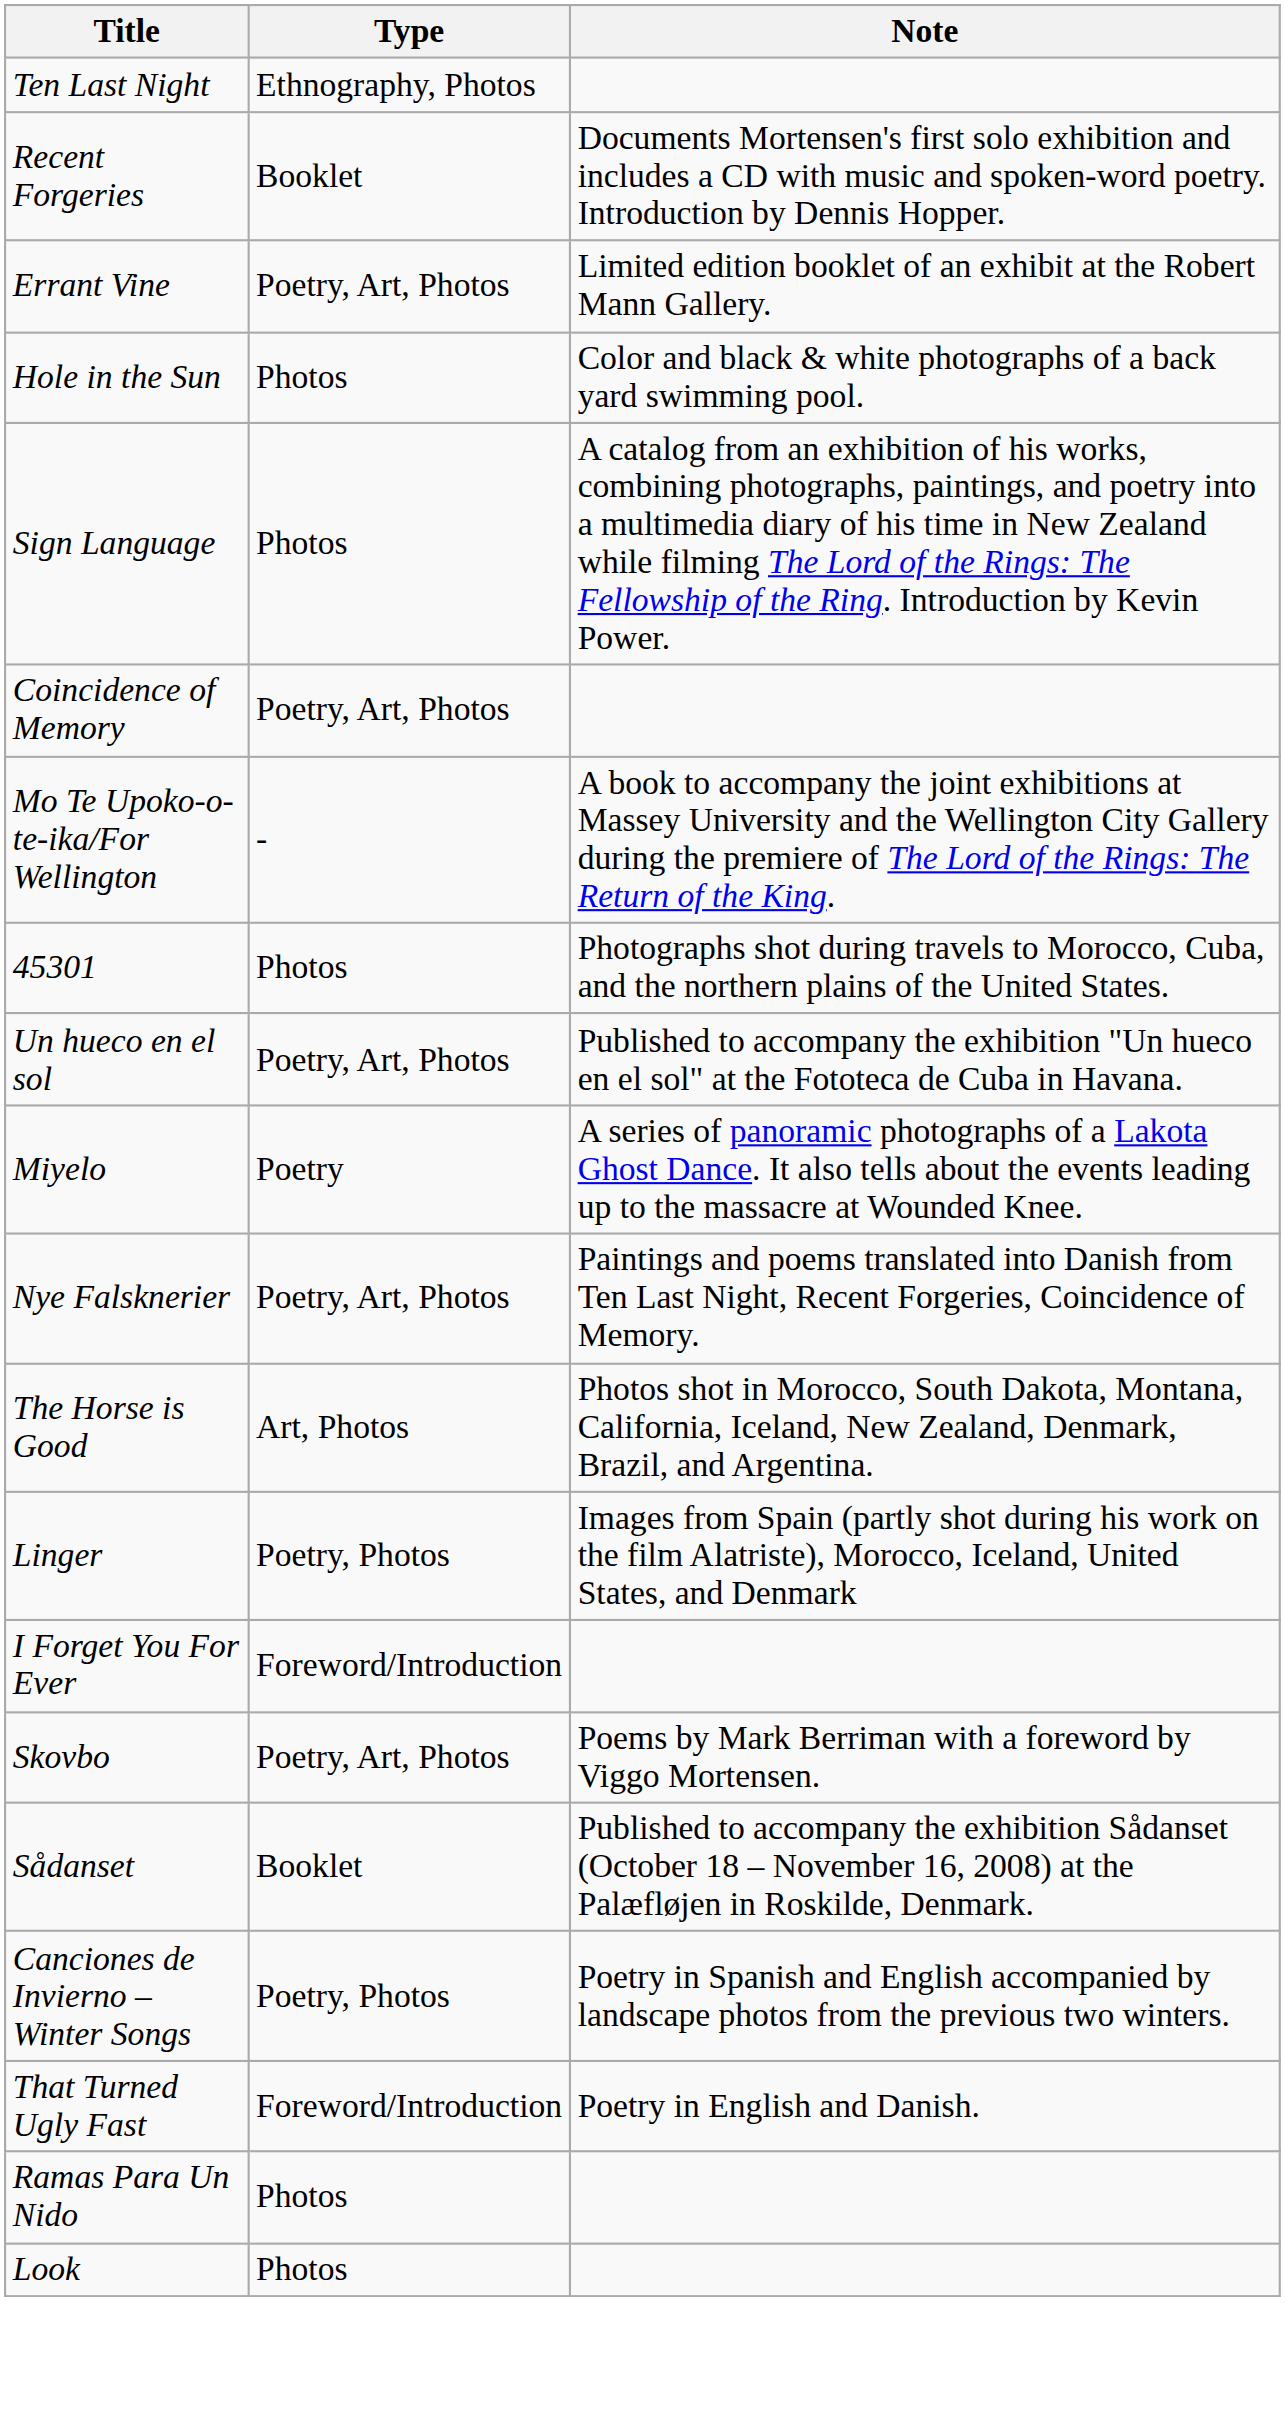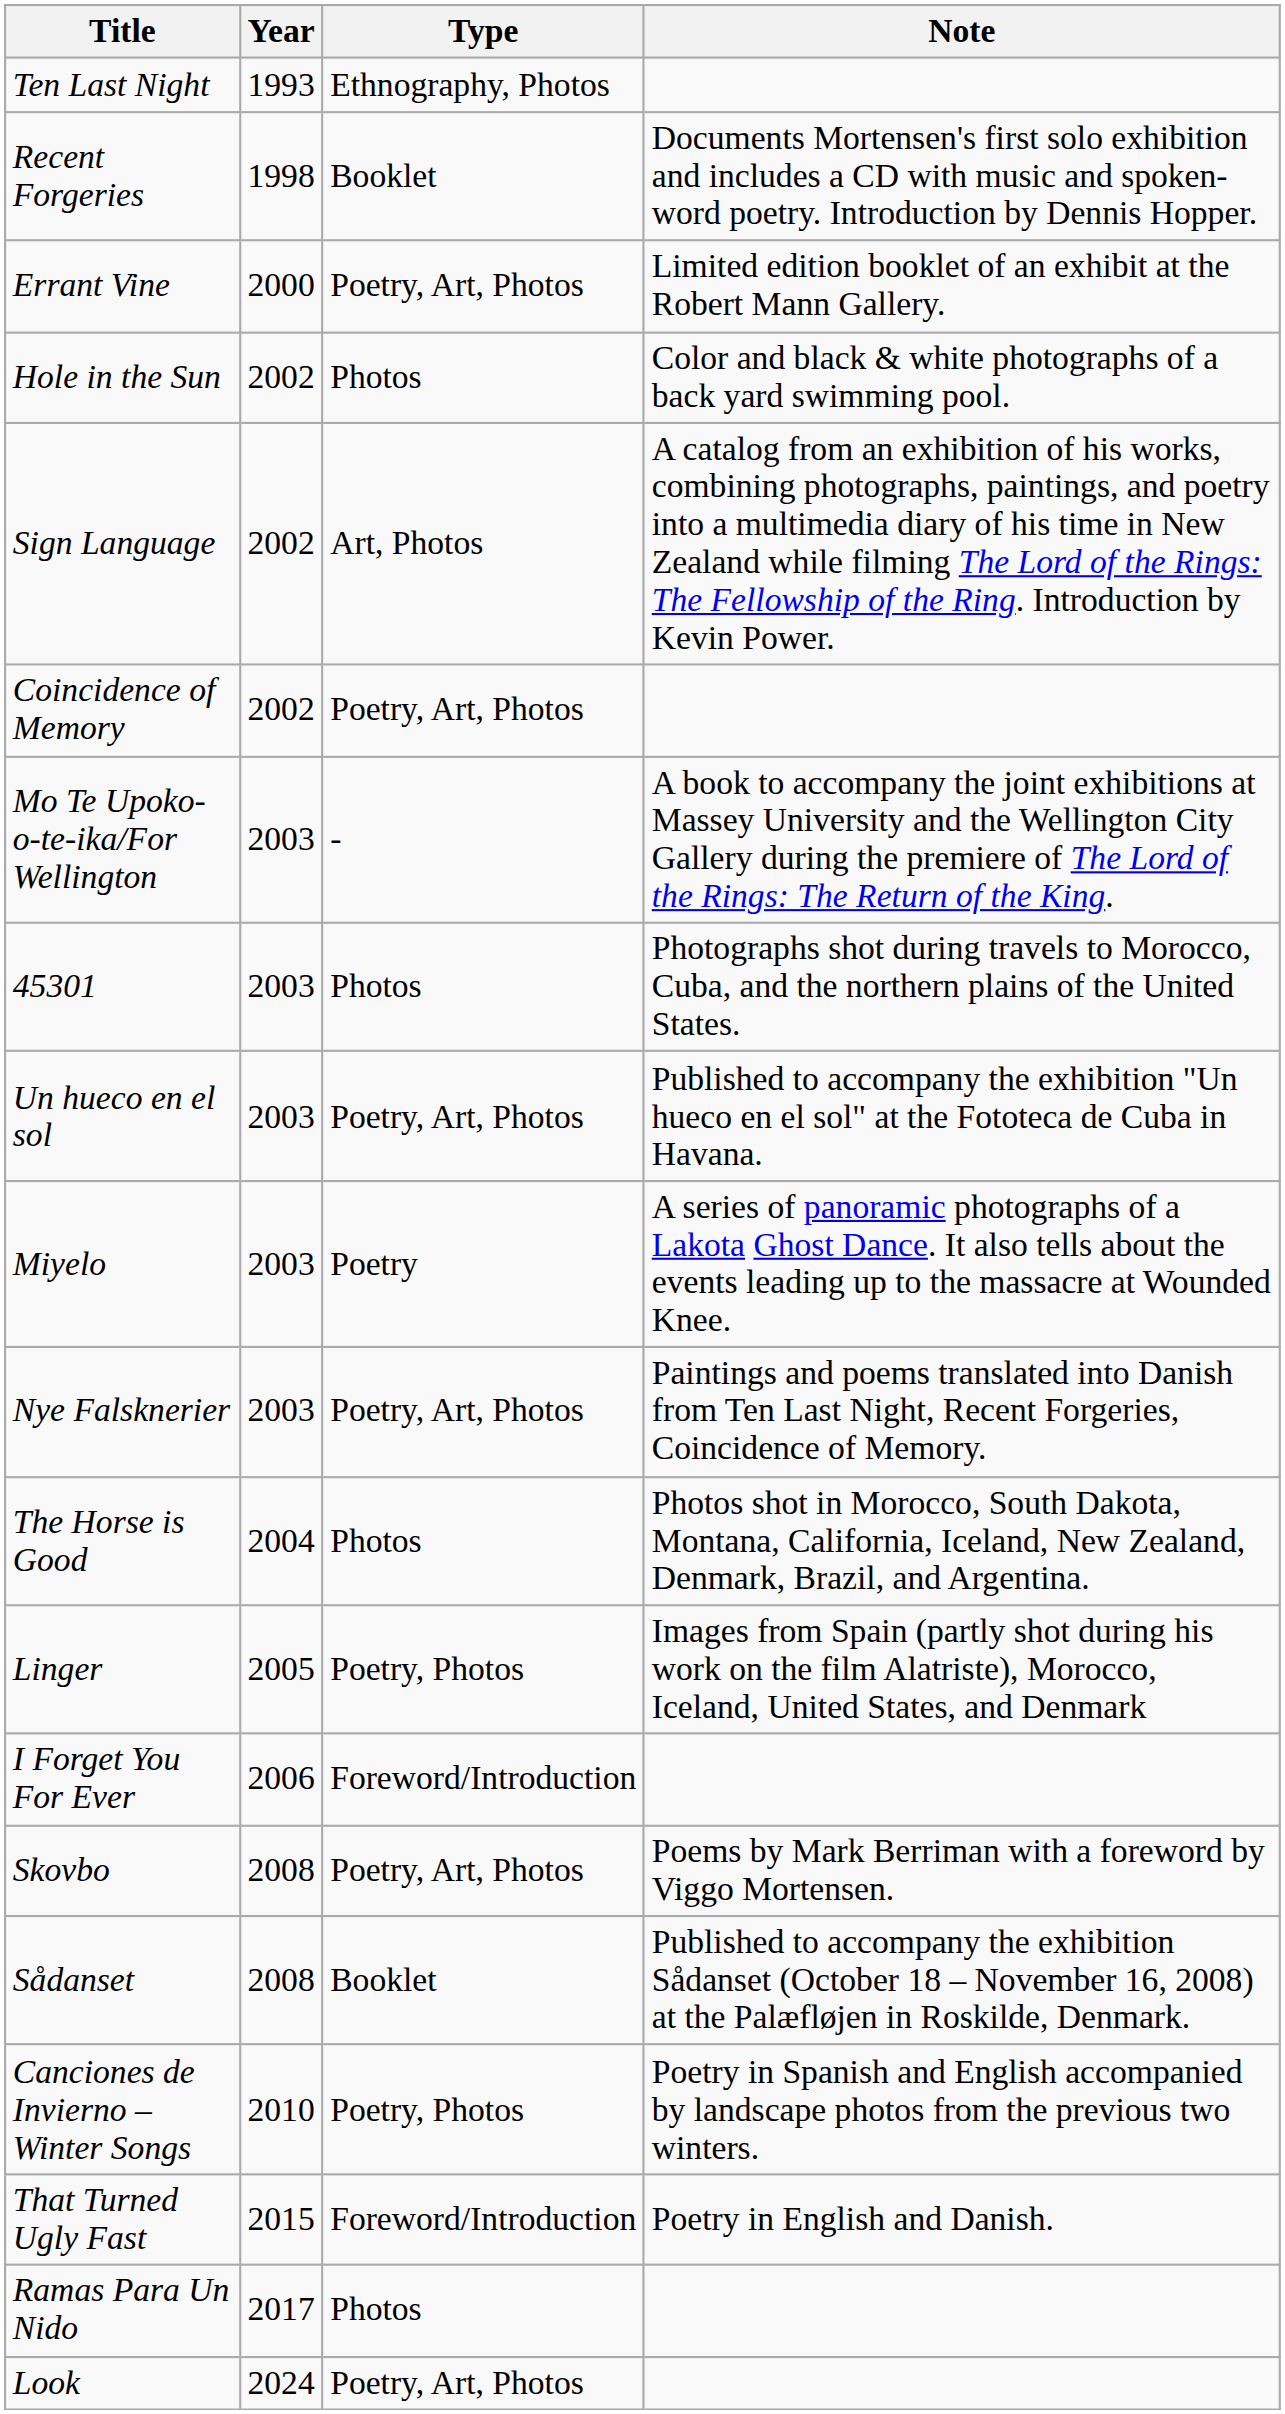+ column: (281, 31)
(302, 543) Photos -> (407, 543) Art, Photos
(333, 1426) Art, Photos -> (376, 1539) Photos
(302, 2268) Photos -> (457, 2382) Poetry, Art, Photos
